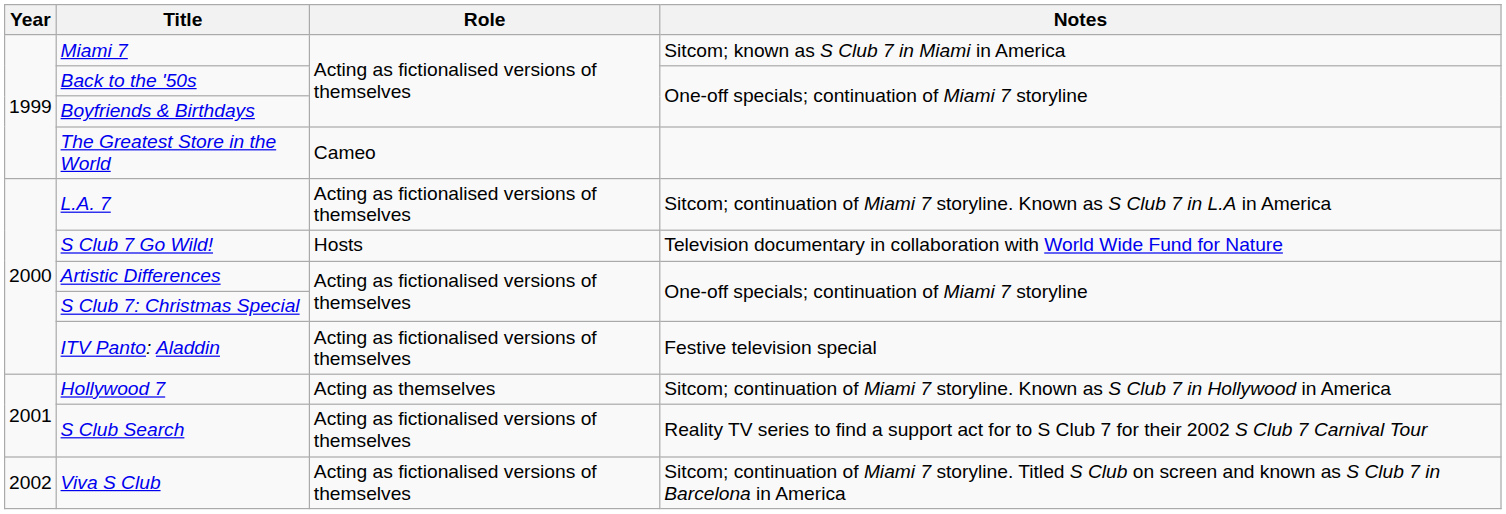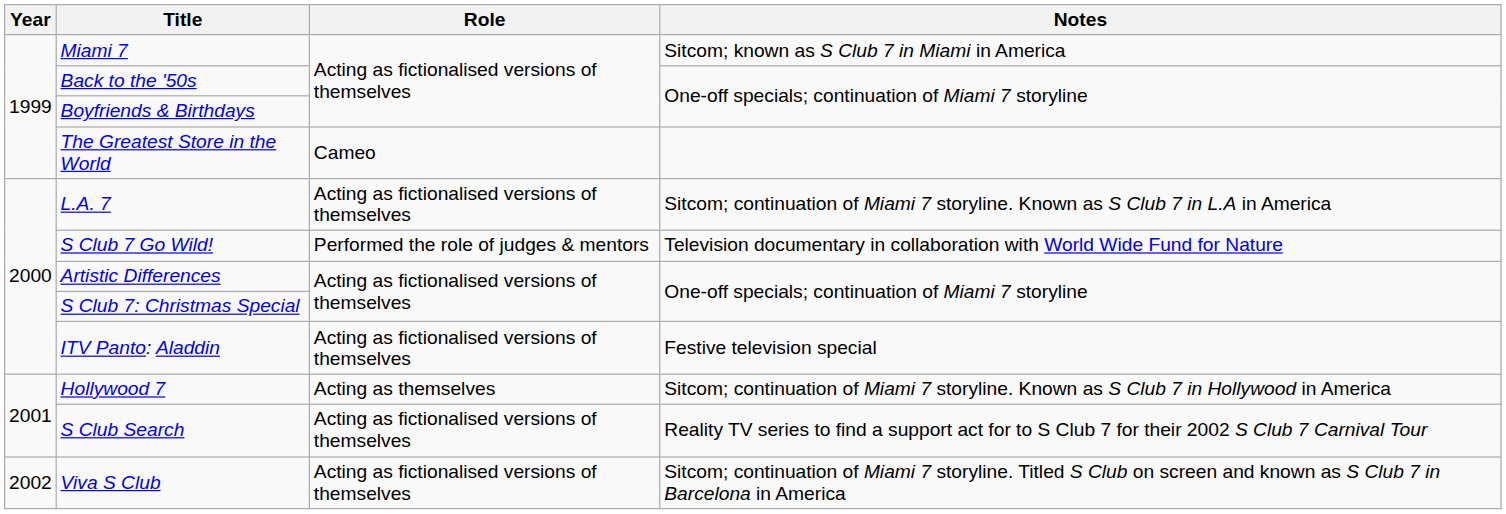(338, 245) Hosts -> (481, 245) Performed the role of judges & mentors
